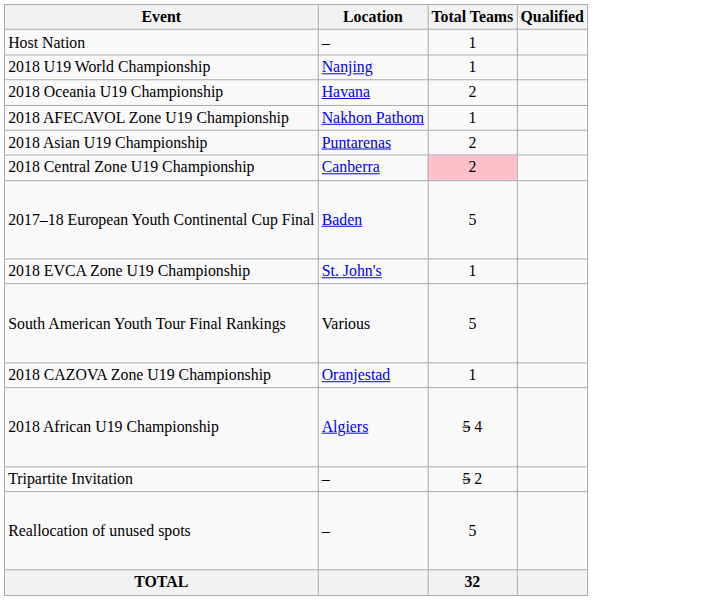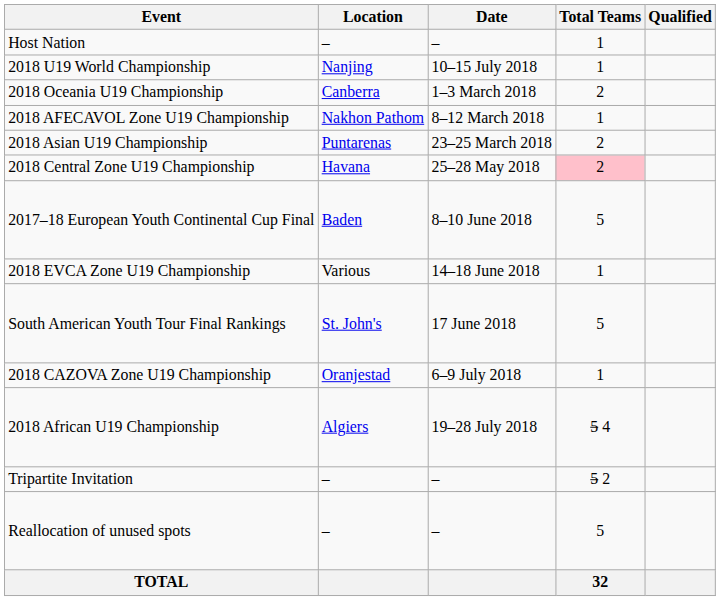+ column: (492, 17)
(346, 92) Havana -> (351, 92) Canberra
(351, 167) Canberra -> (346, 167) Havana
(352, 271) St. John's -> (346, 271) Various
(346, 323) Various -> (352, 323) St. John's
